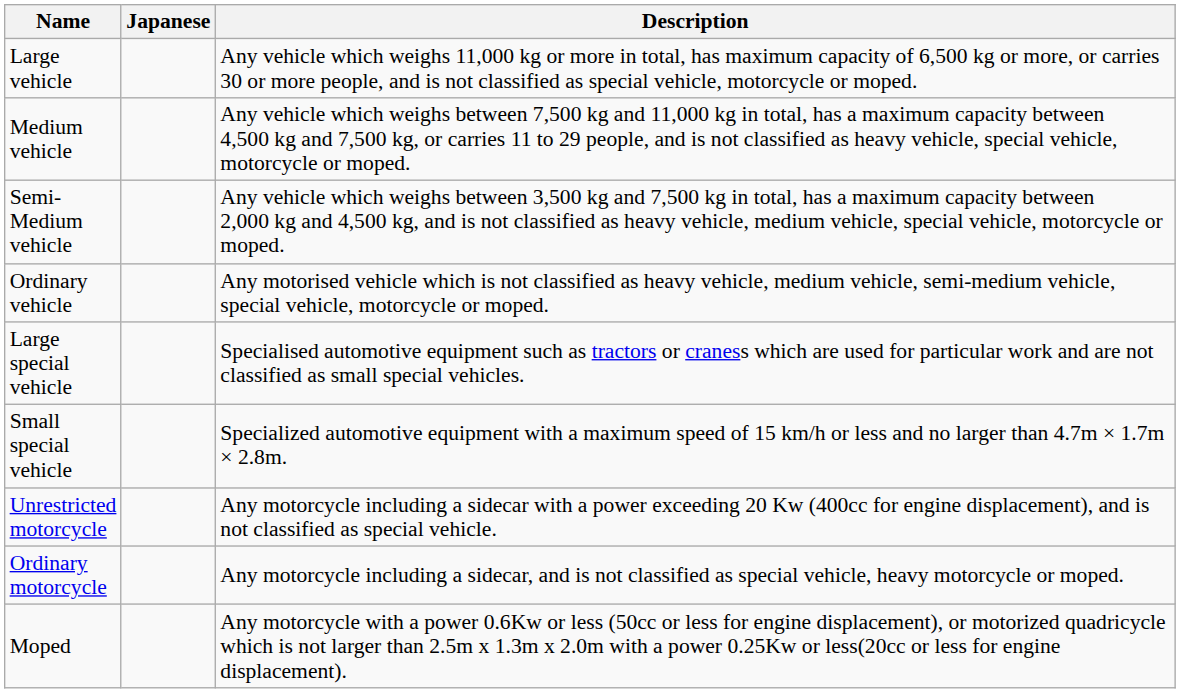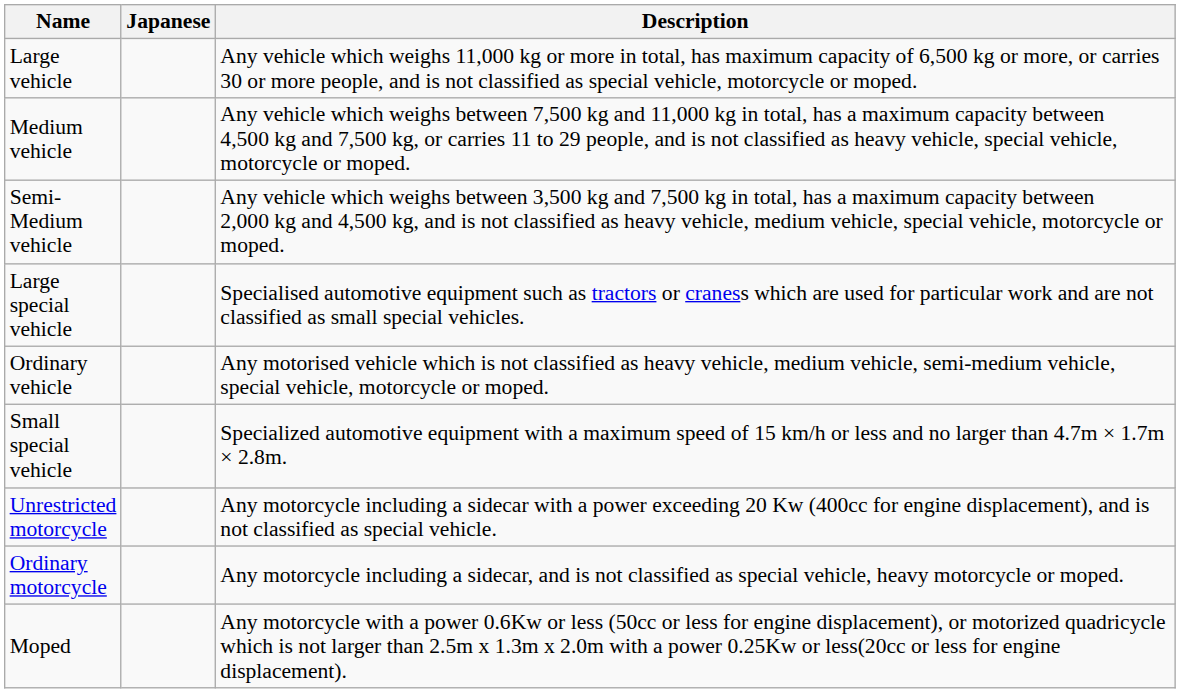rows swapped: (49, 292) <-> (41, 363)
